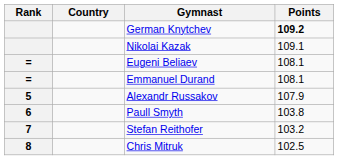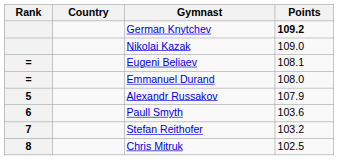(291, 46) 109.1 -> (291, 46) 109.0
(291, 79) 108.1 -> (291, 79) 108.0
(291, 113) 103.8 -> (291, 113) 103.6
